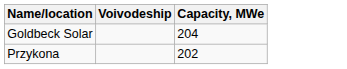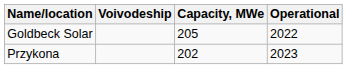+ column: (305, 14)
(188, 34) 204 -> (188, 34) 205
